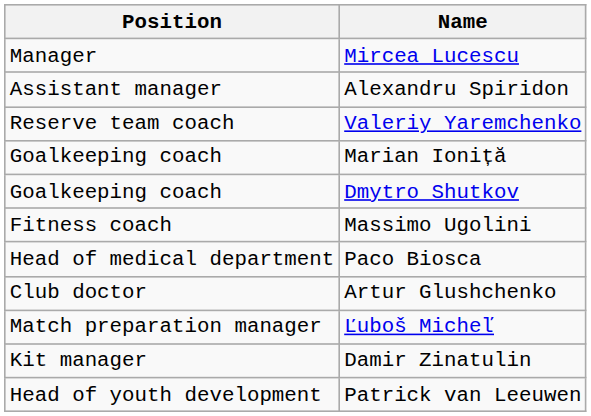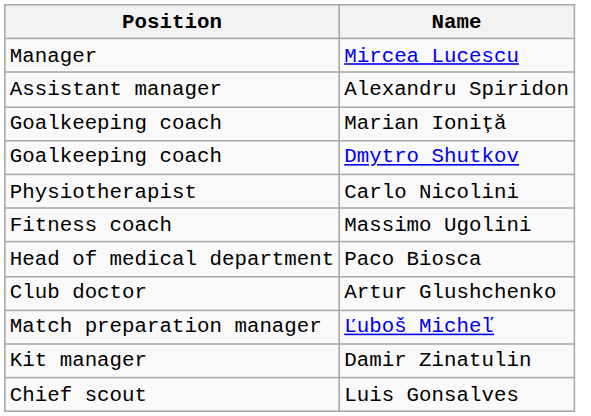- row: (463, 123)
+ row: (432, 191)
+ row: (432, 395)
- row: (463, 395)
